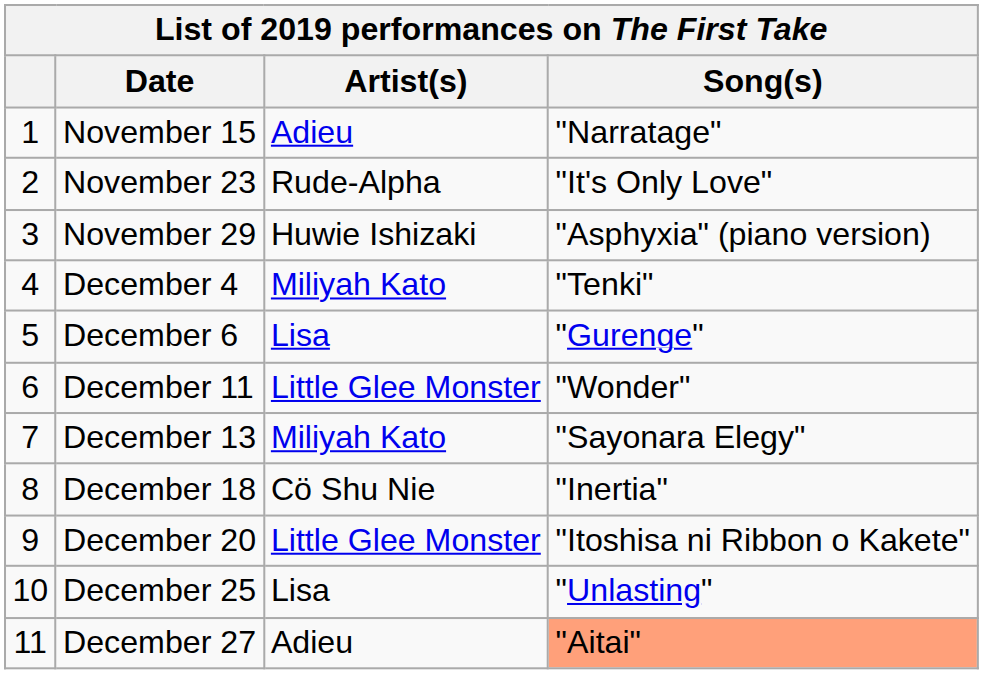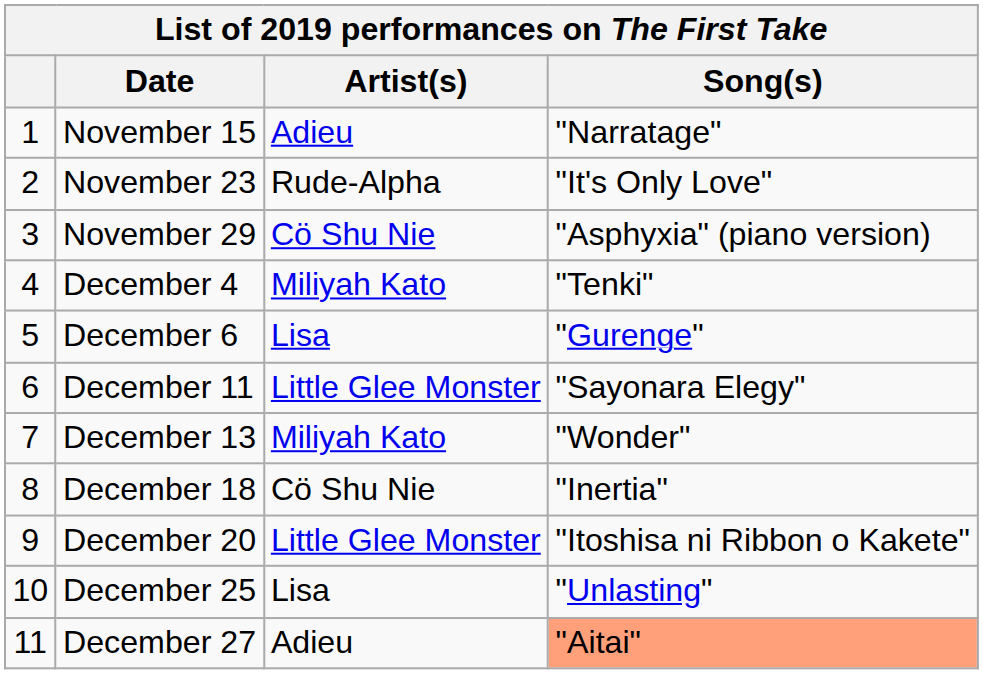(374, 234) Huwie Ishizaki -> (353, 234) Cö Shu Nie
(623, 387) "Wonder" -> (681, 387) "Sayonara Elegy"
(681, 438) "Sayonara Elegy" -> (623, 438) "Wonder"
